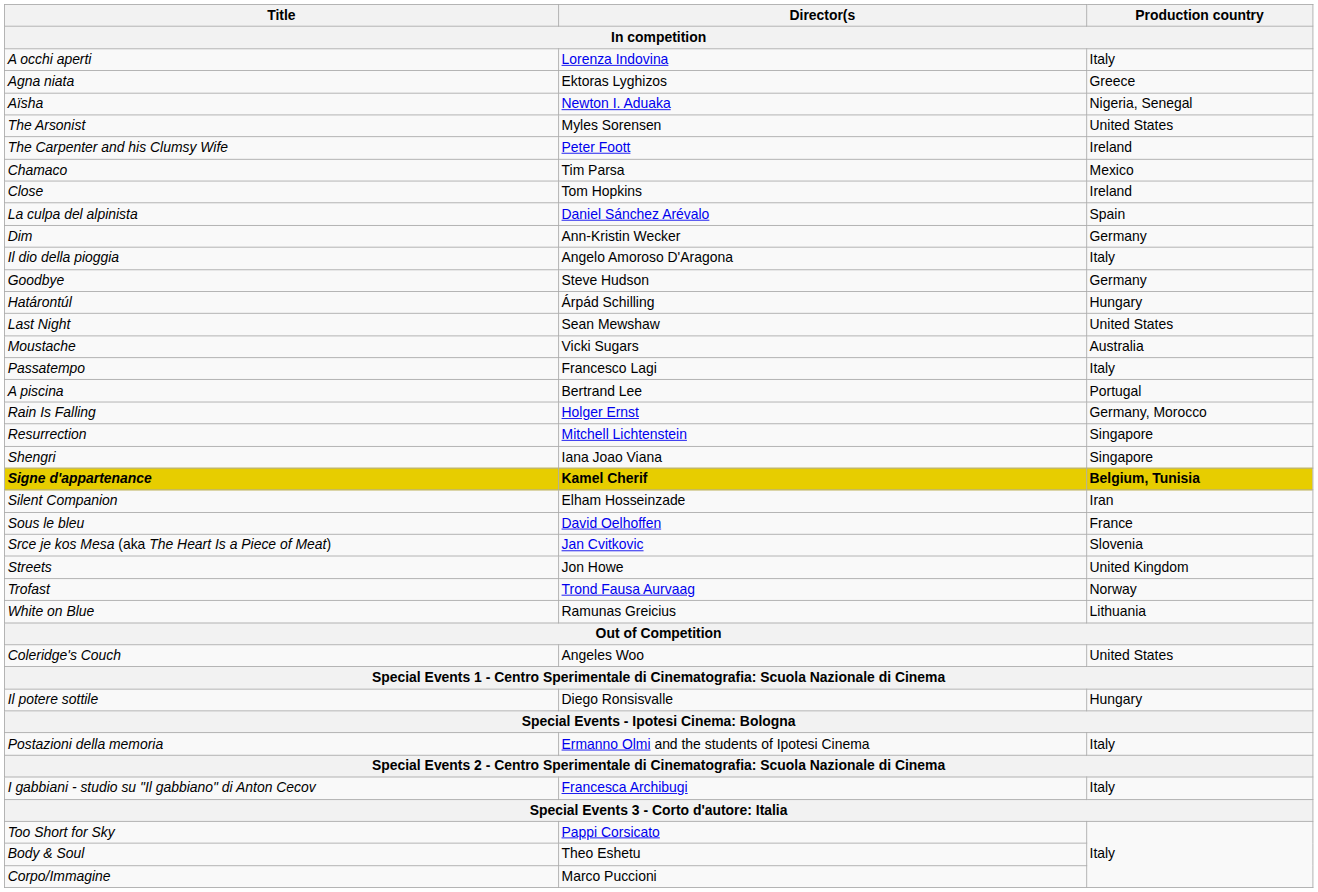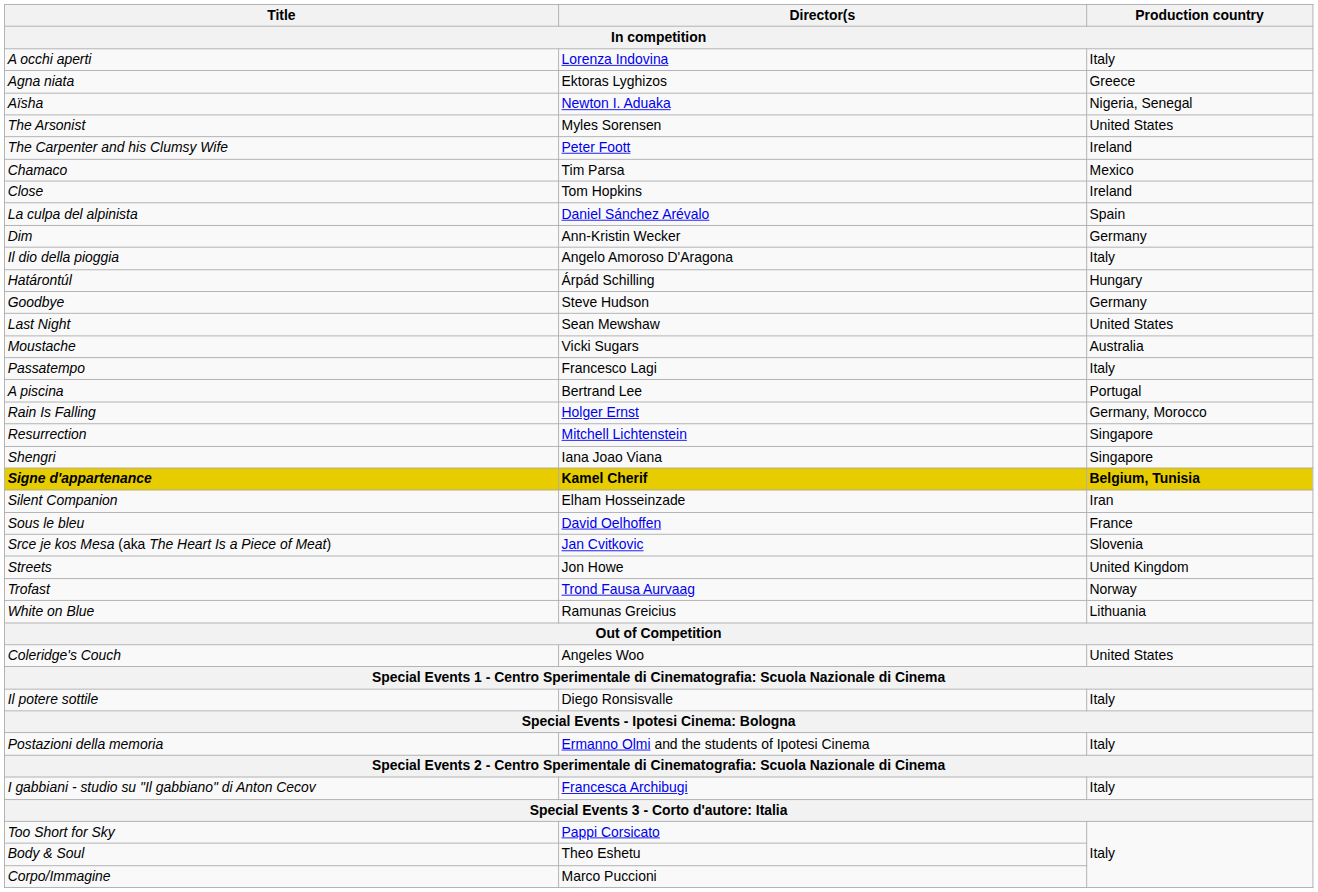rows swapped: (36, 280) <-> (40, 302)
(1116, 699) Hungary -> (1102, 699) Italy
